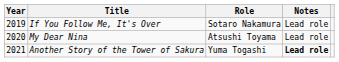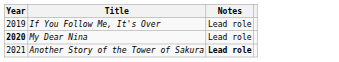- column: (244, 11)
(16, 37) normal -> (16, 37) bold
